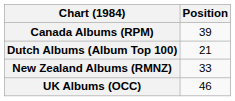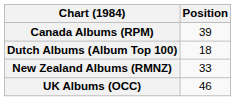(205, 50) 21 -> (205, 50) 18
